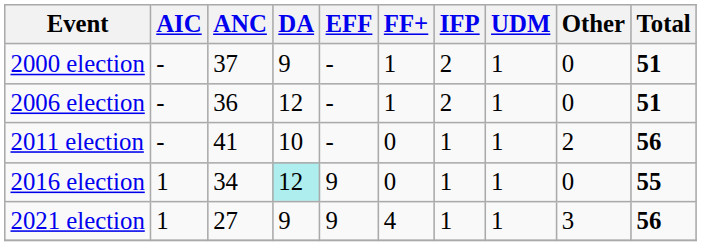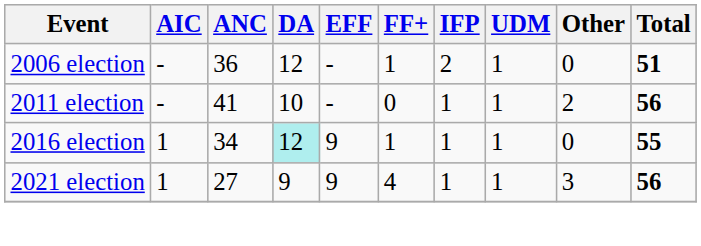- row: (78, 63)
(390, 181) 0 -> (390, 142) 1
